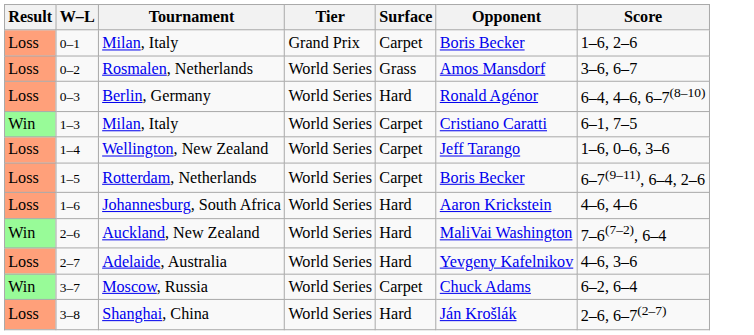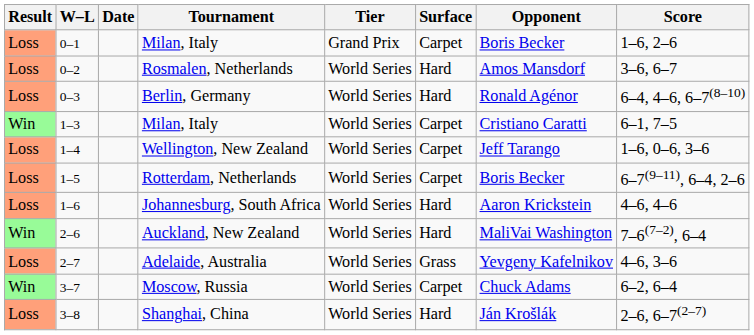+ column: (118, 17)
(398, 68) Grass -> (435, 68) Hard
(396, 261) Hard -> (438, 261) Grass
